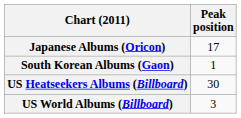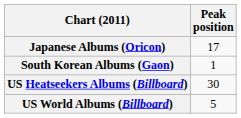(213, 103) 3 -> (213, 103) 5
